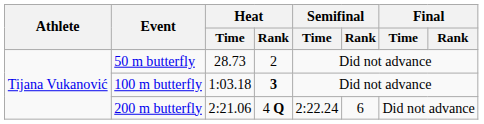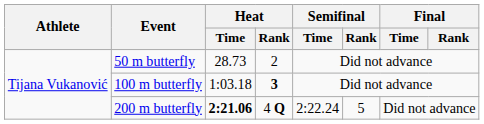(230, 108) normal -> (230, 108) bold
(360, 108) 6 -> (361, 108) 5
